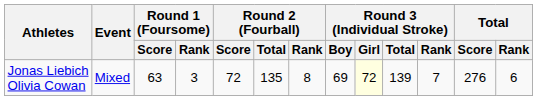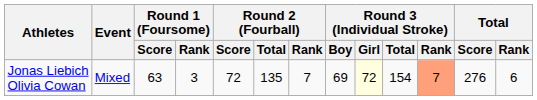(307, 78) 8 -> (307, 78) 7
(400, 78) 139 -> (400, 78) 154
(436, 78) no background -> (436, 78) lightsalmon background
